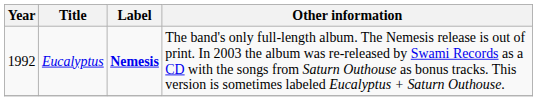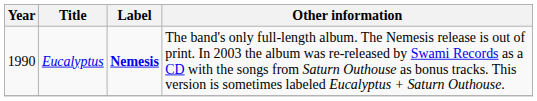(22, 61) 1992 -> (22, 61) 1990
